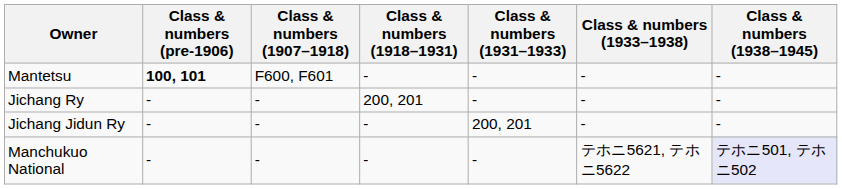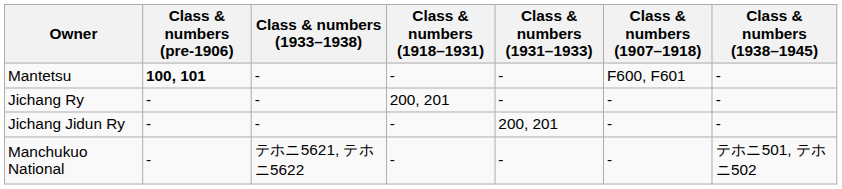columns swapped: (305, 33) <-> (645, 33)
(771, 159) lavender background -> (771, 159) no background
